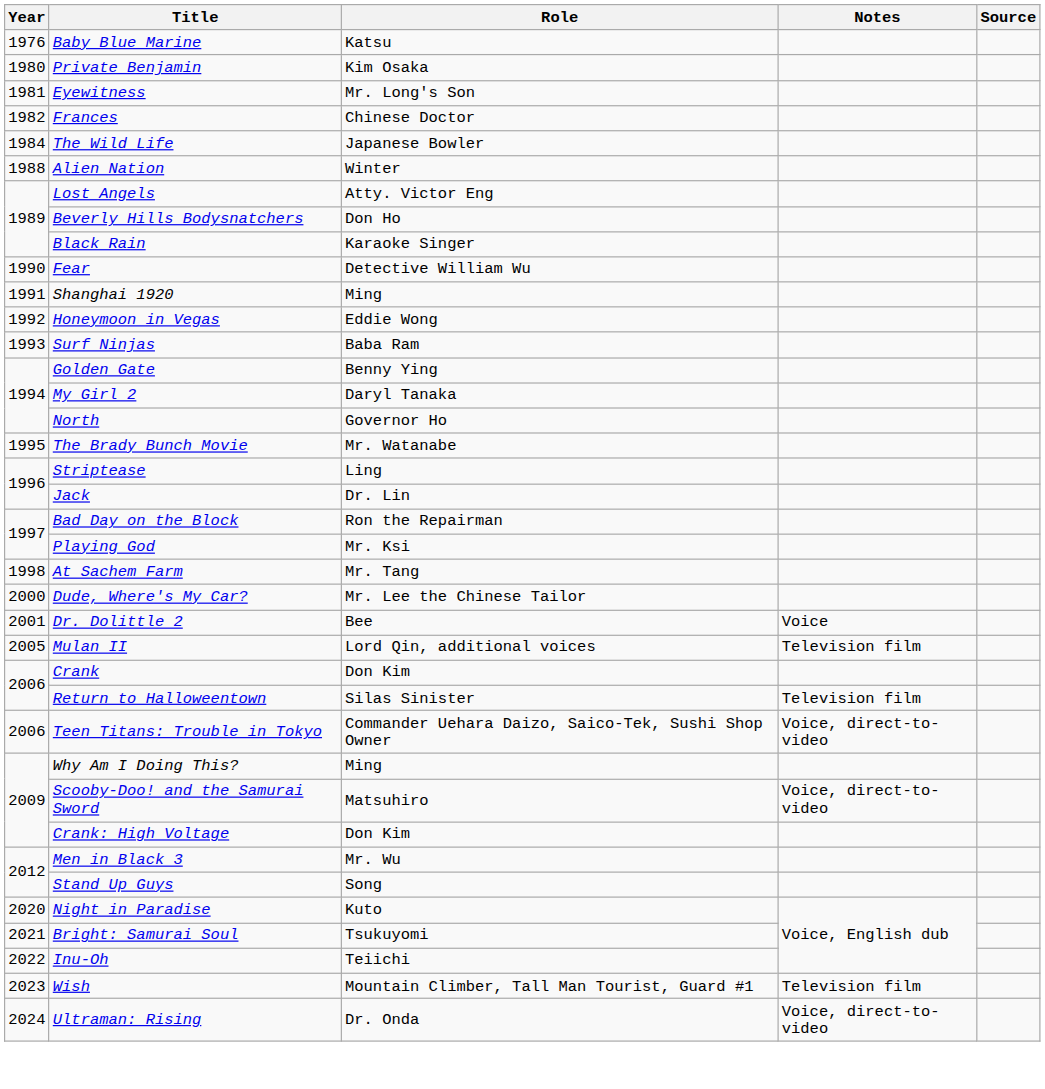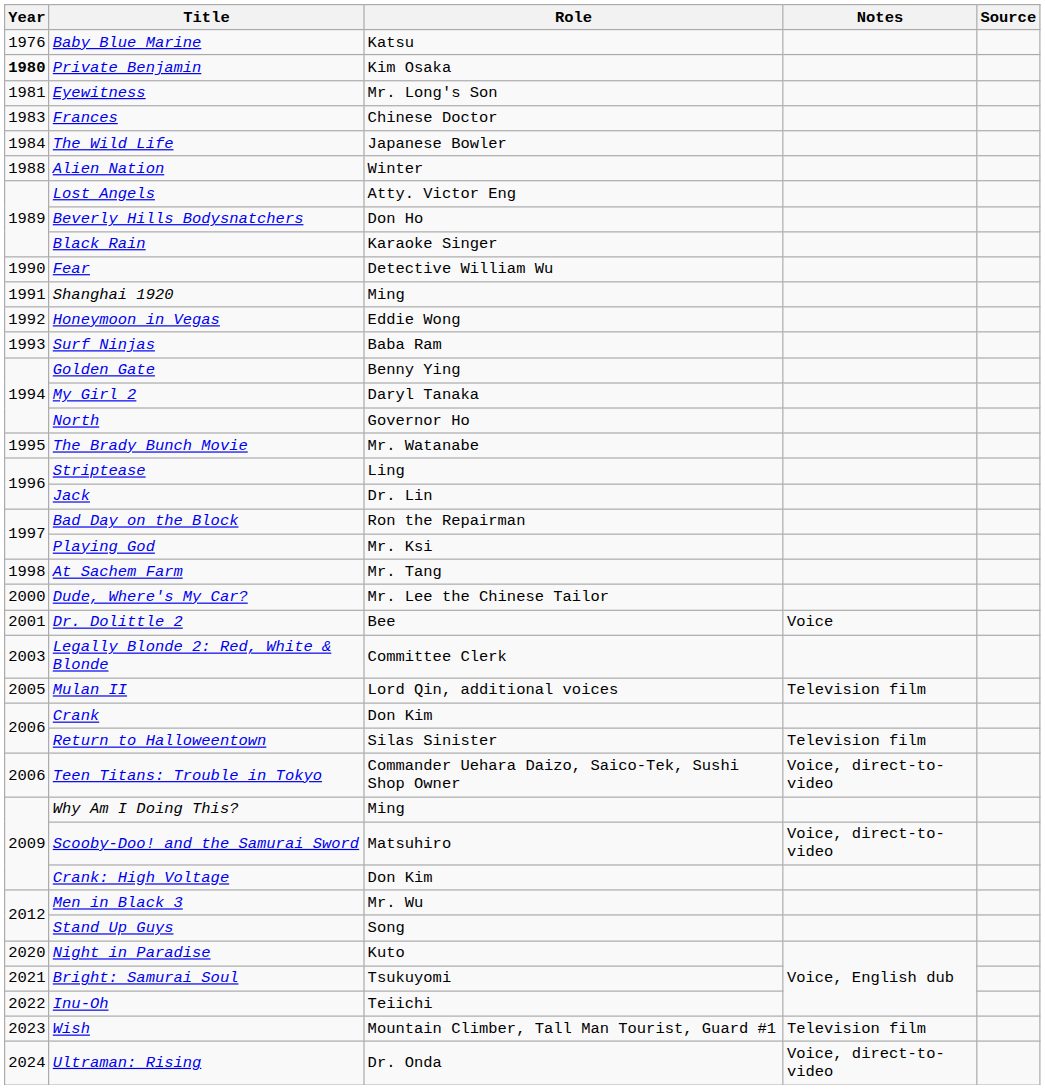(27, 68) normal -> (27, 68) bold
(27, 118) 1982 -> (27, 118) 1983
+ row: (192, 656)
